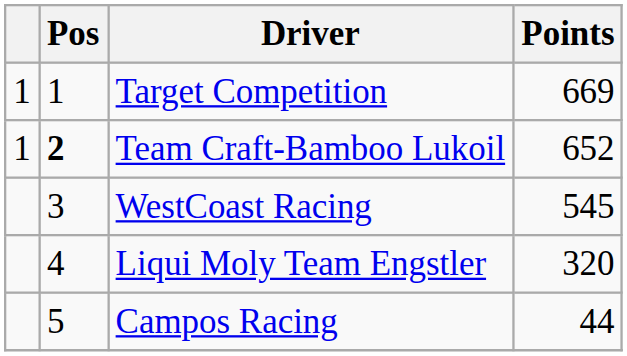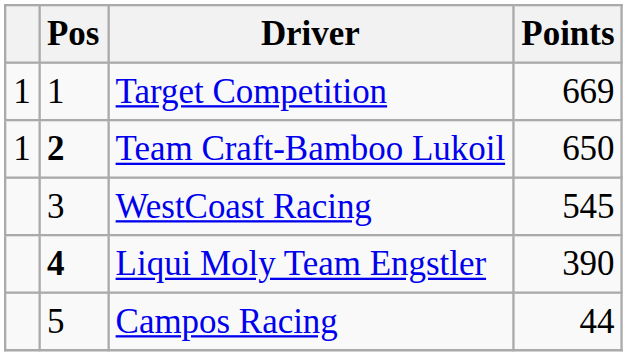(588, 148) 652 -> (588, 148) 650
(56, 264) normal -> (56, 264) bold
(588, 264) 320 -> (588, 264) 390
